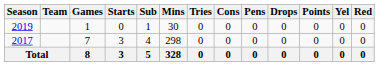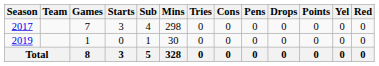rows swapped: (22, 40) <-> (22, 26)
